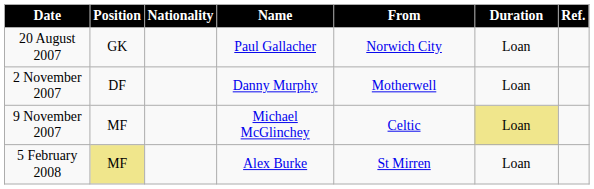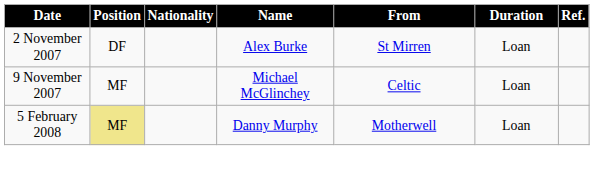- row: (47, 47)
(275, 86) Danny Murphy -> (275, 47) Alex Burke
(404, 86) Motherwell -> (404, 47) St Mirren
(516, 125) khaki background -> (516, 86) no background
(275, 164) Alex Burke -> (275, 125) Danny Murphy
(404, 164) St Mirren -> (404, 125) Motherwell
